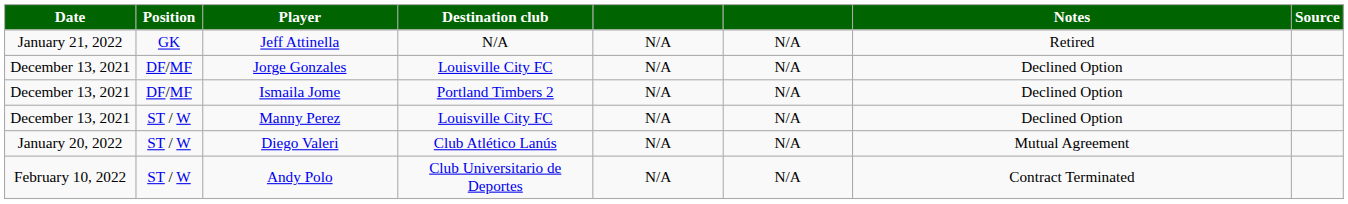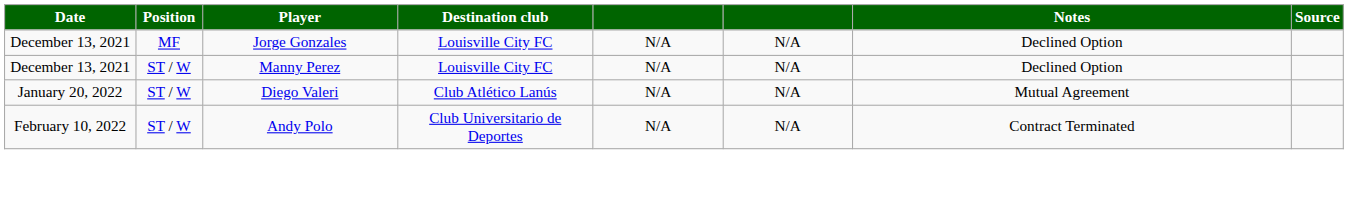- row: (300, 42)
(169, 67) DF/MF -> (169, 42) MF
- row: (300, 93)
